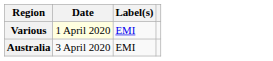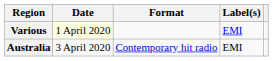+ column: (166, 13)
